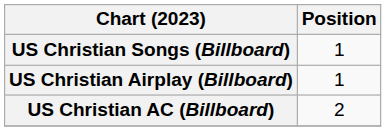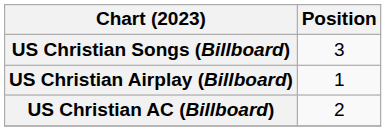(339, 49) 1 -> (339, 49) 3
